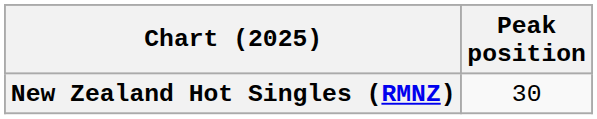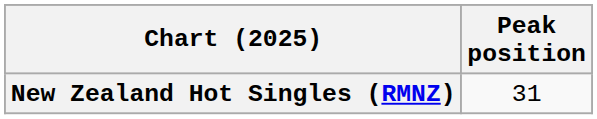(527, 94) 30 -> (527, 94) 31
